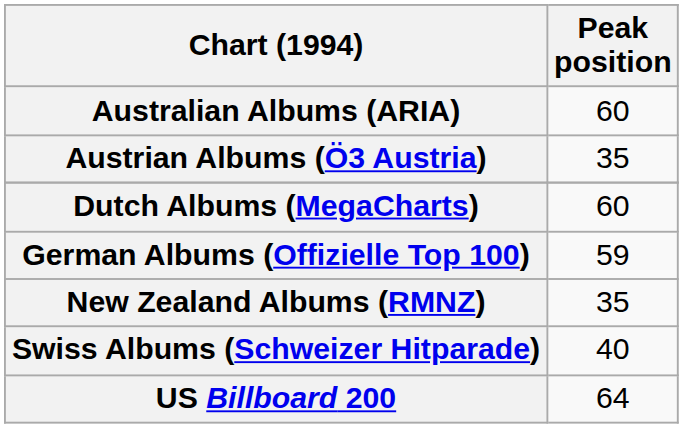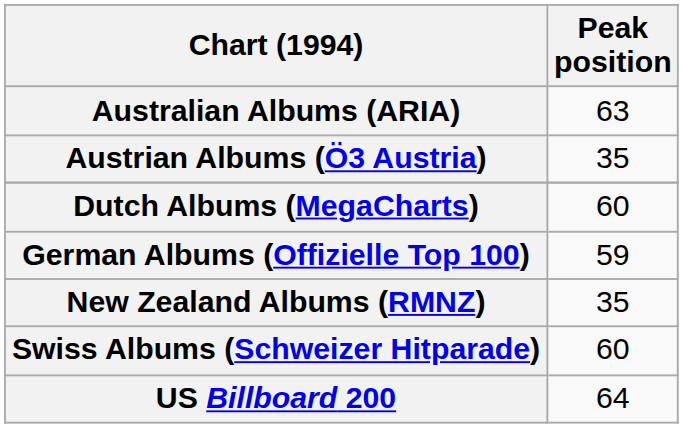(613, 110) 60 -> (613, 110) 63
(613, 350) 40 -> (613, 350) 60
